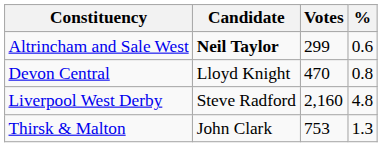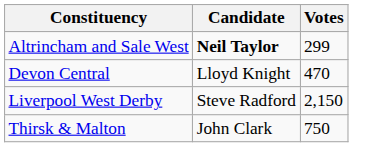- column: (362, 18)
(323, 100) 2,160 -> (323, 100) 2,150
(317, 127) 753 -> (317, 127) 750
